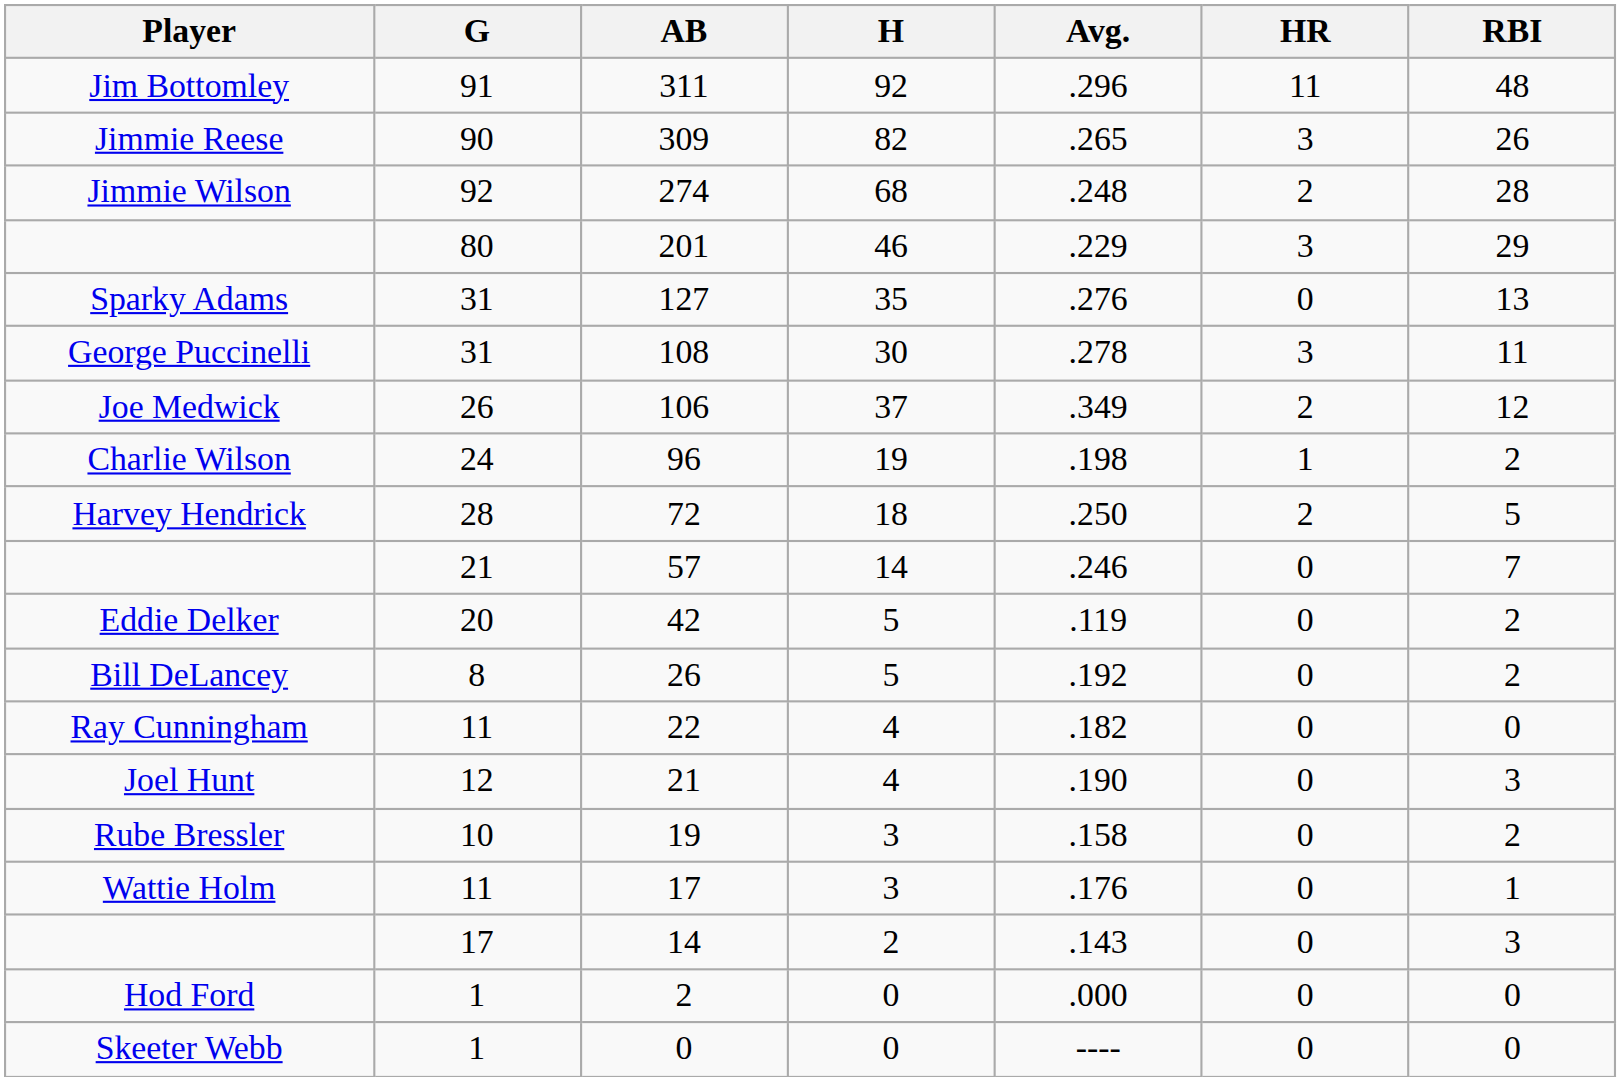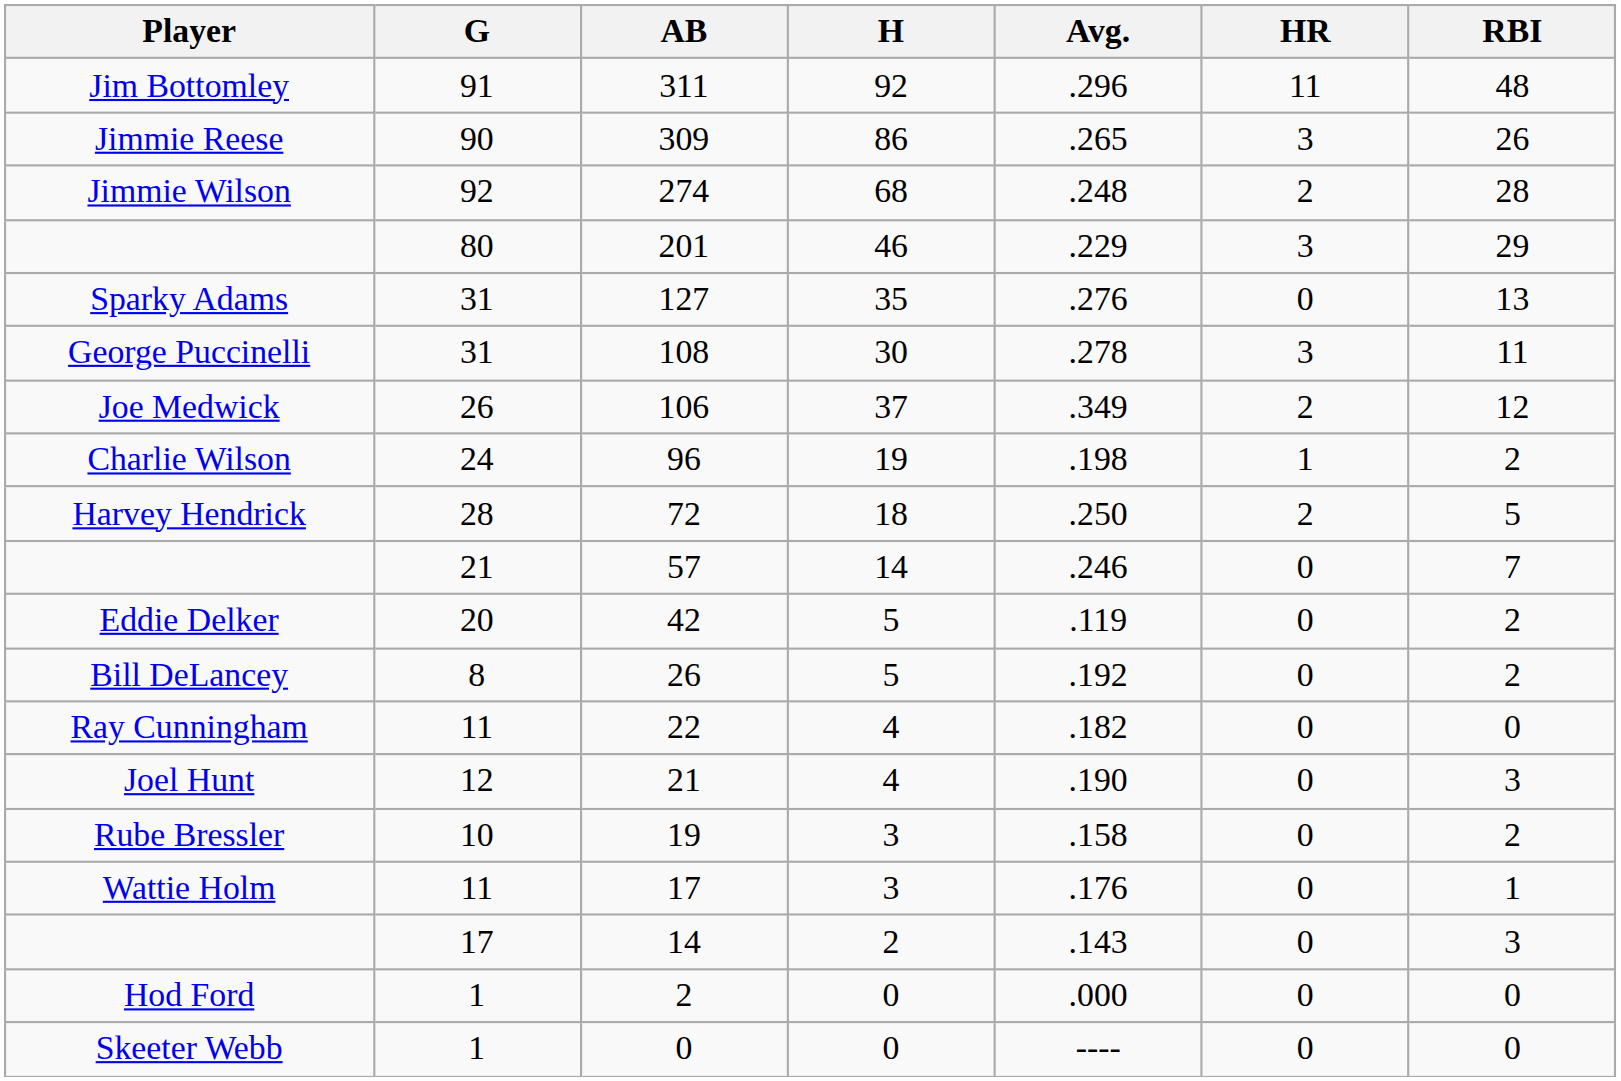(891, 138) 82 -> (891, 138) 86
